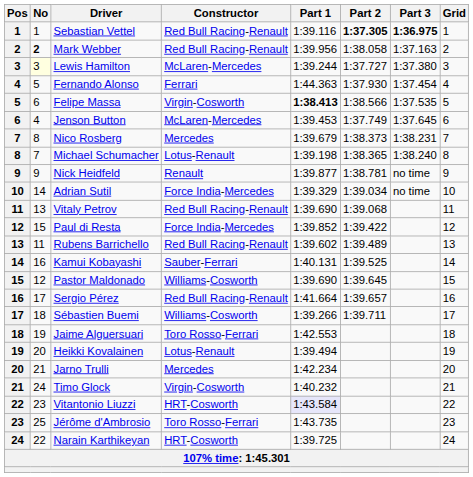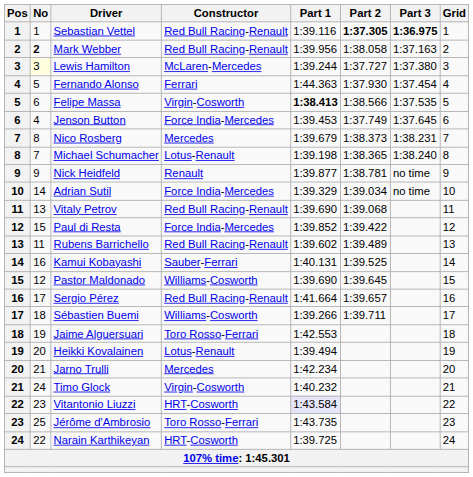(213, 120) McLaren-Mercedes -> (219, 120) Force India-Mercedes
